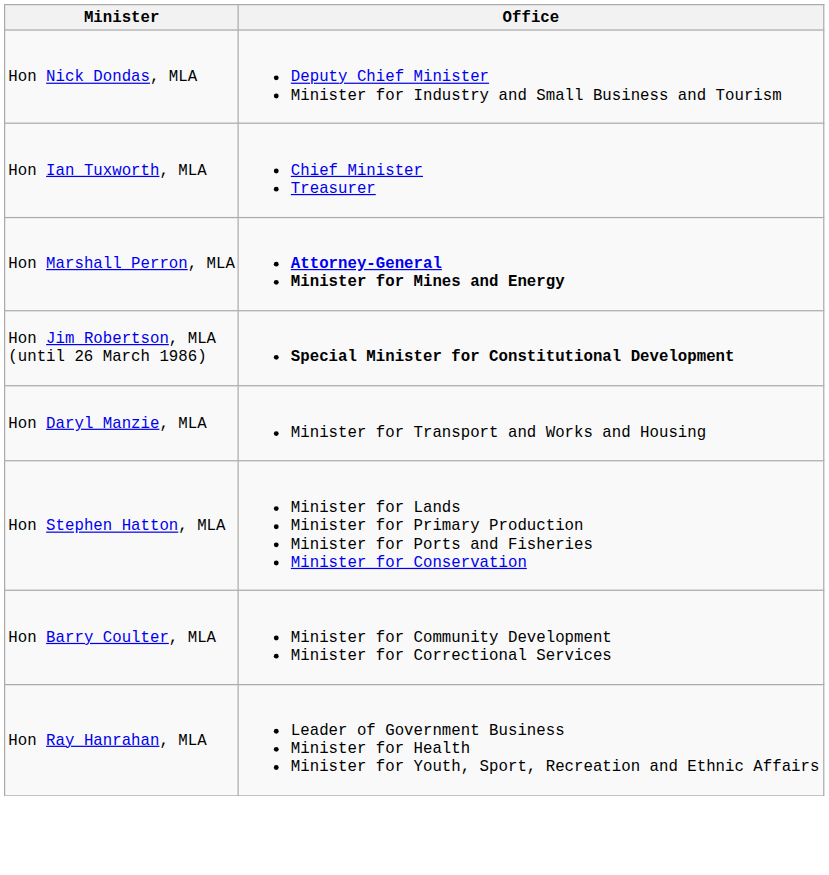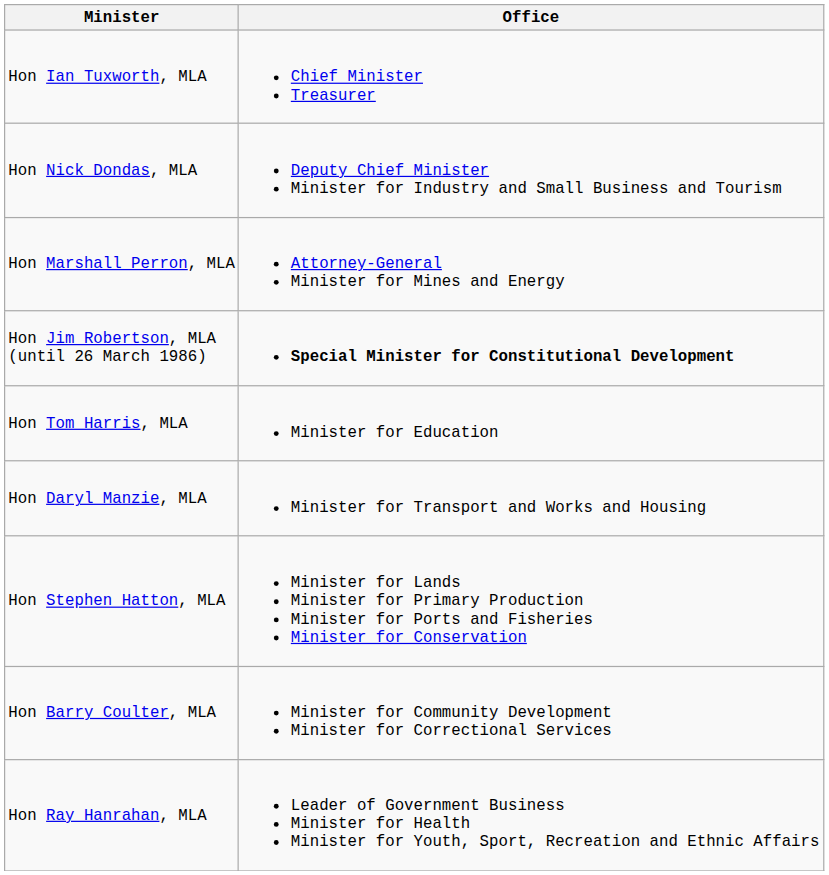rows swapped: (107, 170) <-> (103, 77)
(531, 273) bold -> (531, 273) normal
+ row: (98, 423)
